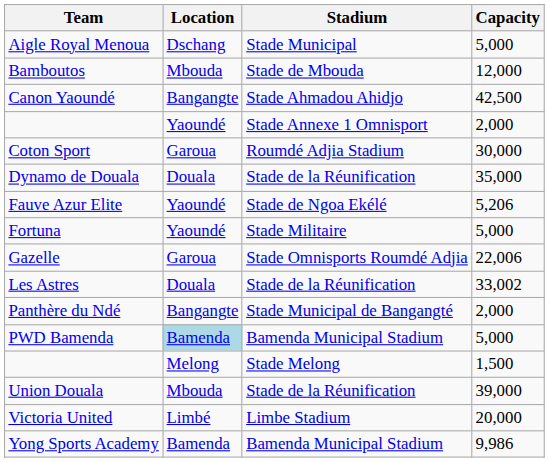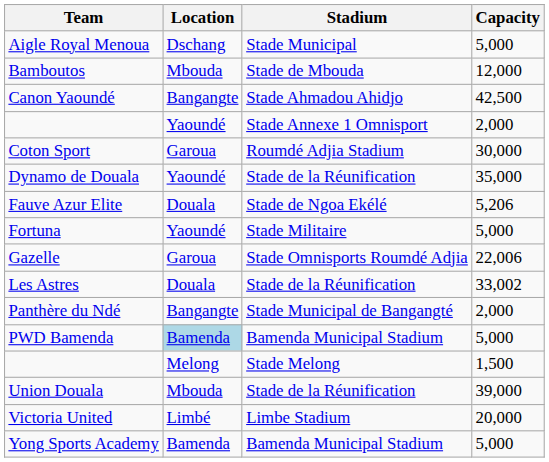(191, 177) Douala -> (196, 177) Yaoundé
(196, 204) Yaoundé -> (191, 204) Douala
(494, 444) 9,986 -> (494, 444) 5,000
